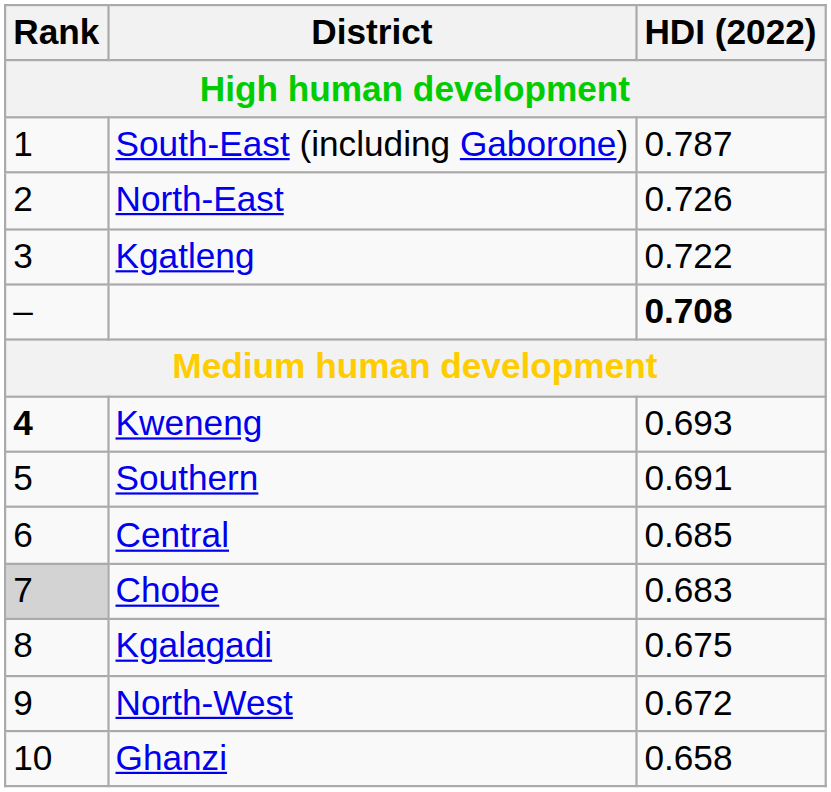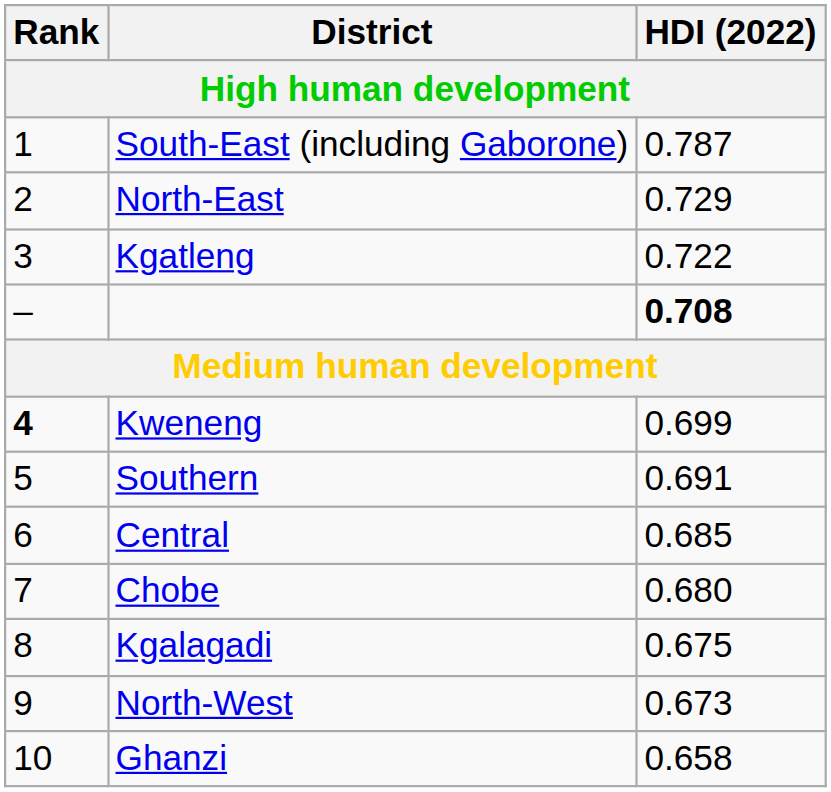(688, 199) 0.726 -> (688, 199) 0.729
(688, 423) 0.693 -> (688, 423) 0.699
(23, 590) lightgrey background -> (23, 590) no background
(688, 590) 0.683 -> (688, 590) 0.680
(688, 702) 0.672 -> (688, 702) 0.673
